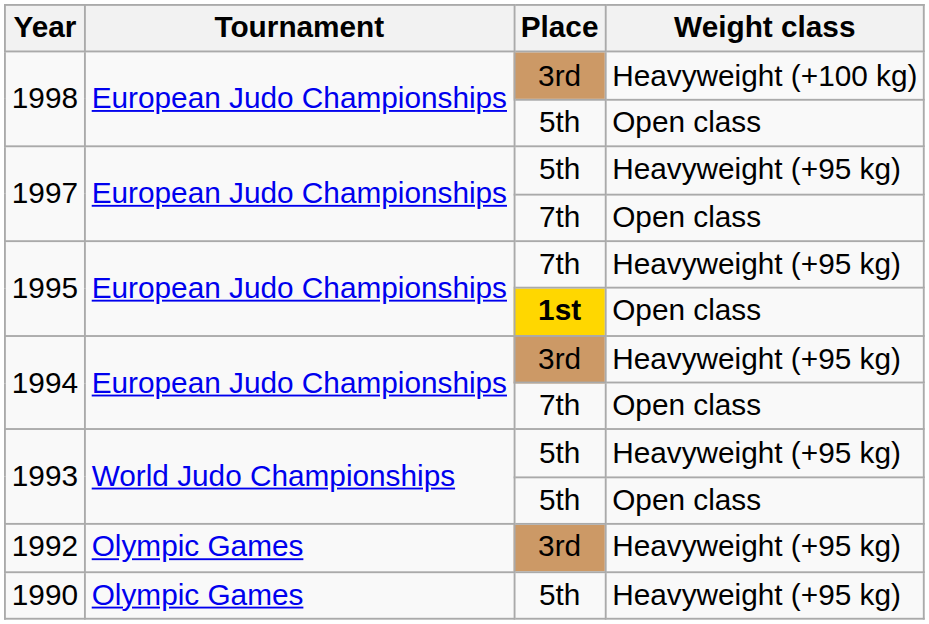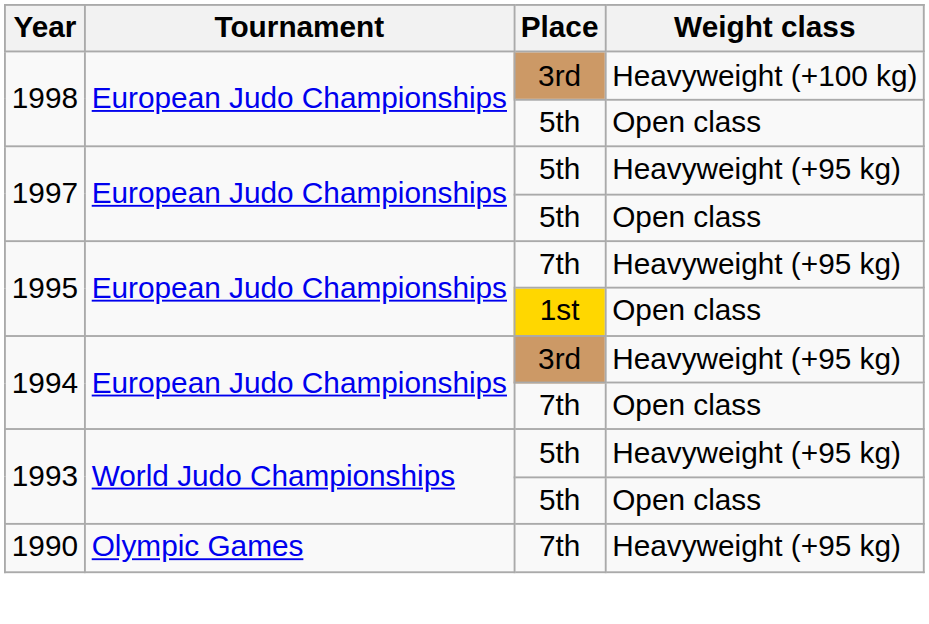(560, 216) 7th -> (560, 216) 5th
(560, 311) bold -> (560, 311) normal
- row: (45, 547)
(560, 594) 5th -> (560, 547) 7th
